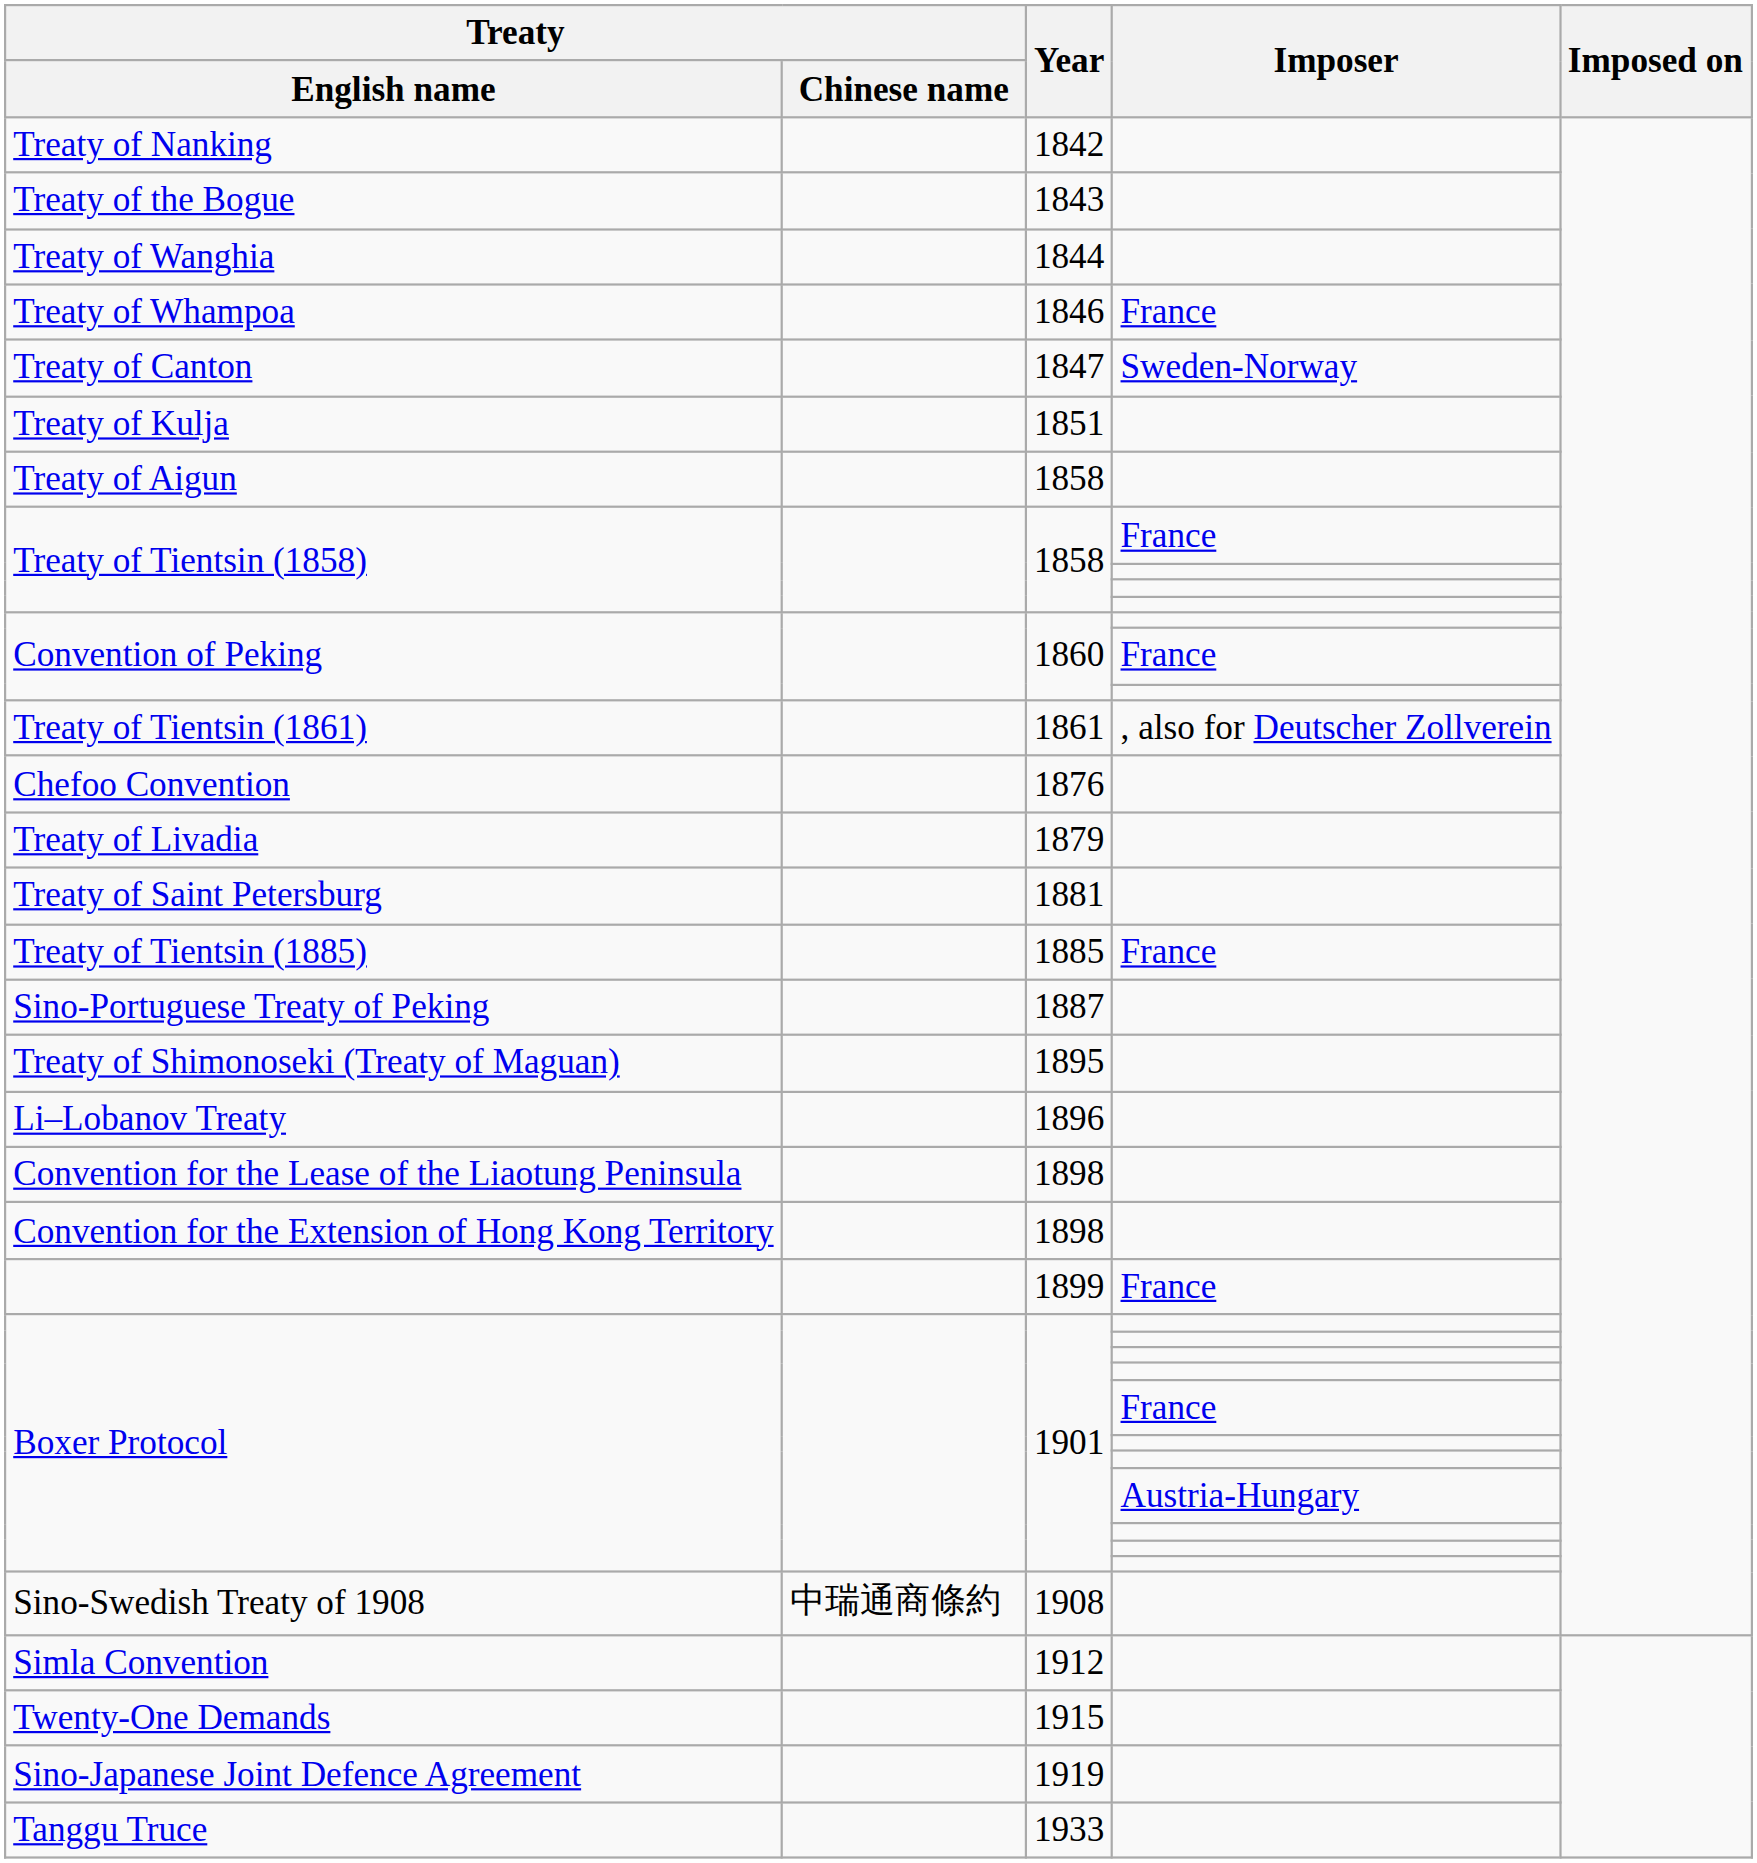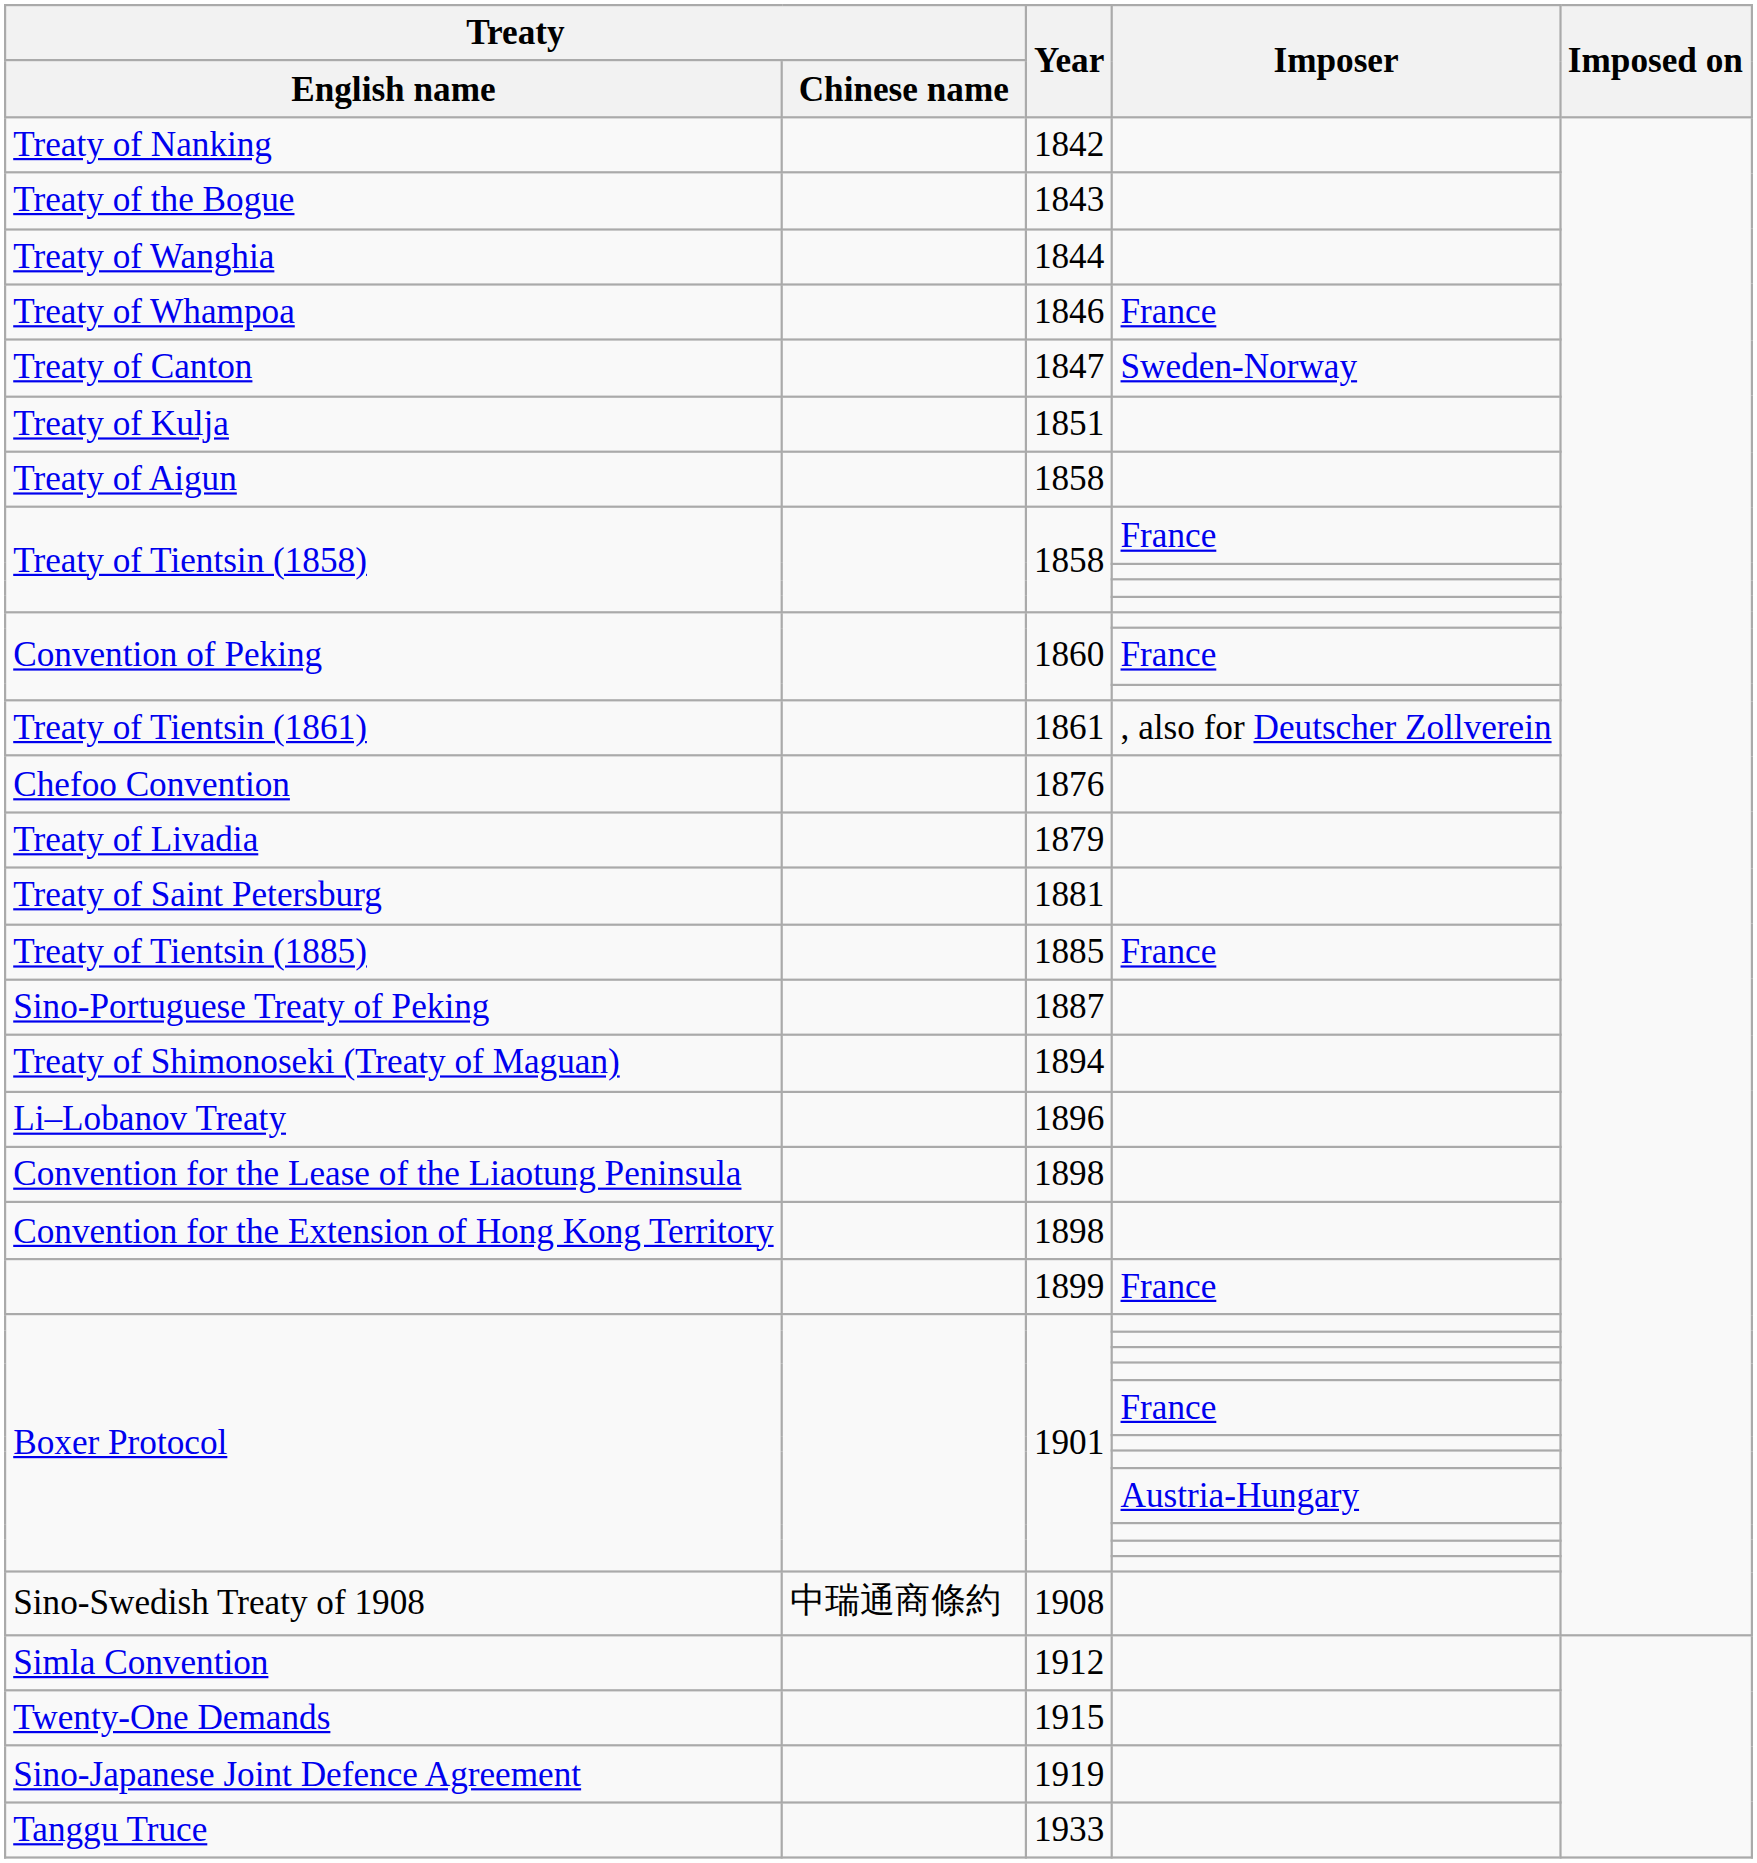(1069, 1062) 1895 -> (1069, 1062) 1894
